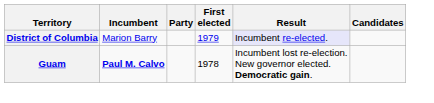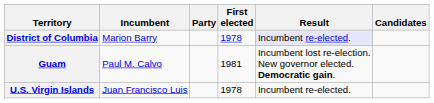(208, 38) 1979 -> (231, 38) 1978
(133, 64) bold -> (132, 64) normal
(208, 64) 1978 -> (231, 64) 1981
+ row: (52, 90)
